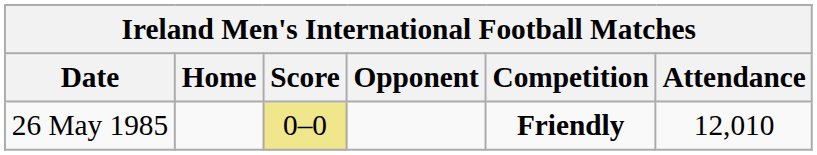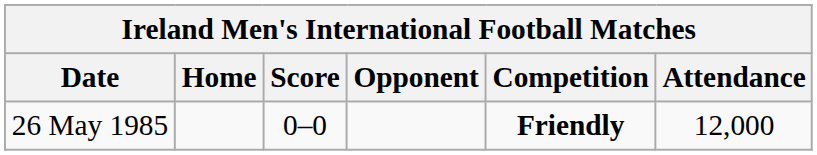(305, 125) khaki background -> (305, 125) no background
(734, 125) 12,010 -> (734, 125) 12,000
